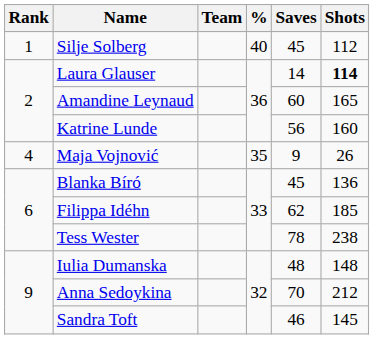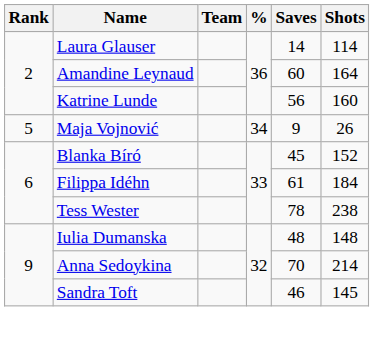- row: (102, 45)
(345, 73) bold -> (345, 45) normal
(345, 100) 165 -> (345, 73) 164
(29, 155) 4 -> (29, 127) 5
(259, 155) 35 -> (259, 127) 34
(345, 182) 136 -> (345, 155) 152
(296, 210) 62 -> (296, 182) 61
(345, 210) 185 -> (345, 182) 184
(345, 292) 212 -> (345, 264) 214
